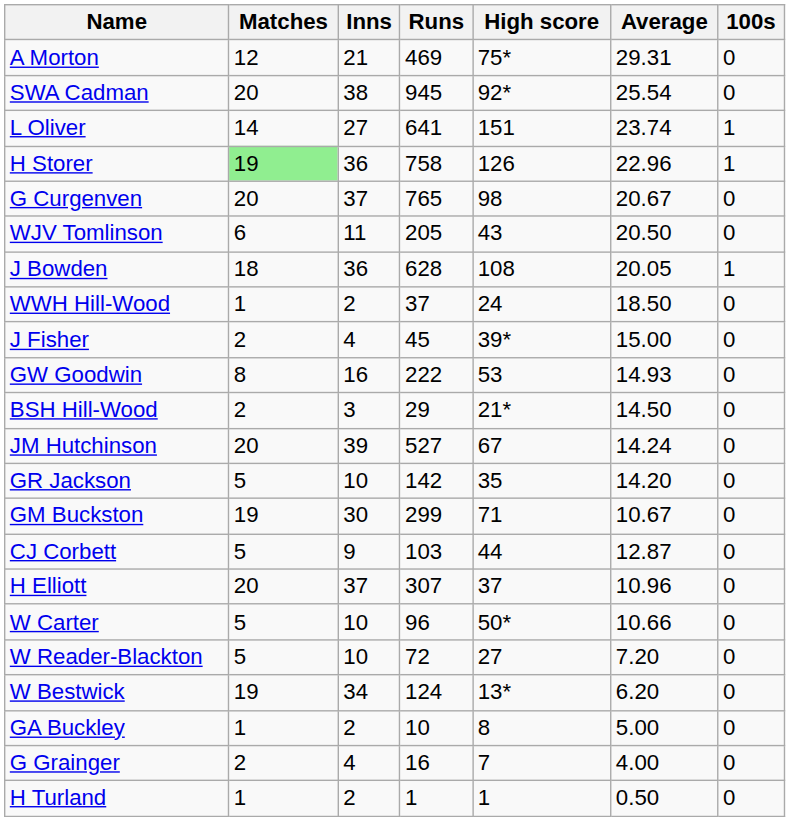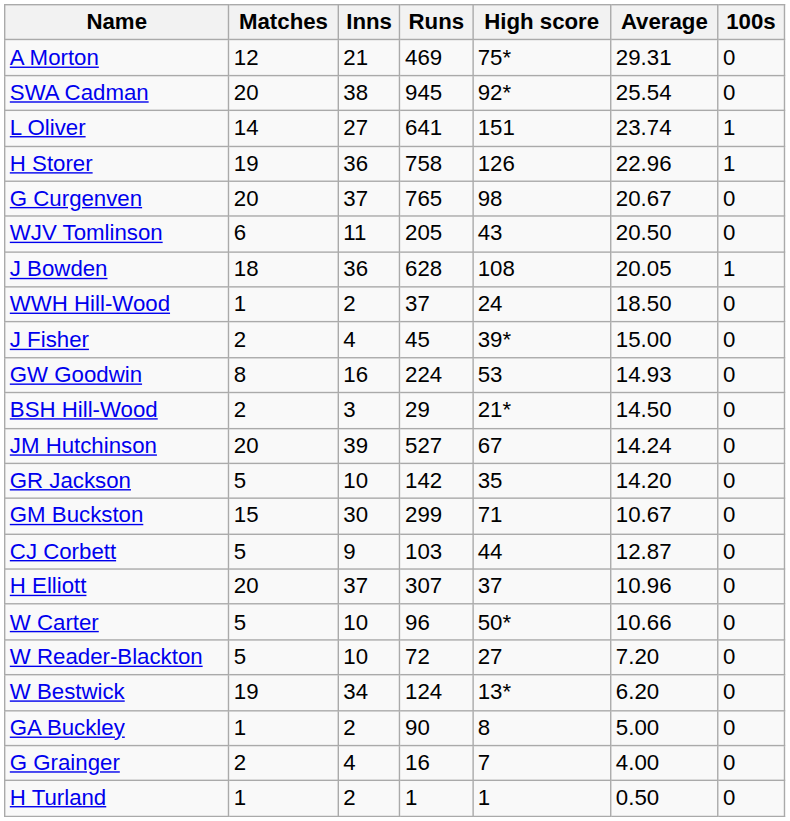(246, 163) lightgreen background -> (246, 163) no background
(424, 374) 222 -> (424, 374) 224
(246, 515) 19 -> (246, 515) 15
(417, 727) 10 -> (417, 727) 90
